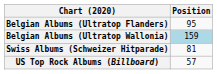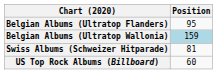(191, 62) 57 -> (191, 62) 60
